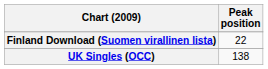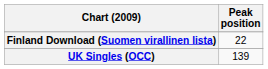(241, 56) 138 -> (241, 56) 139
